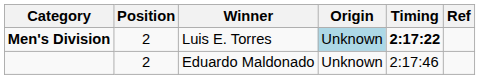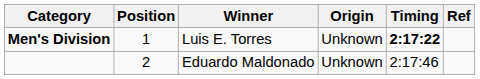(146, 39) 2 -> (146, 39) 1
(352, 39) lightblue background -> (352, 39) no background
